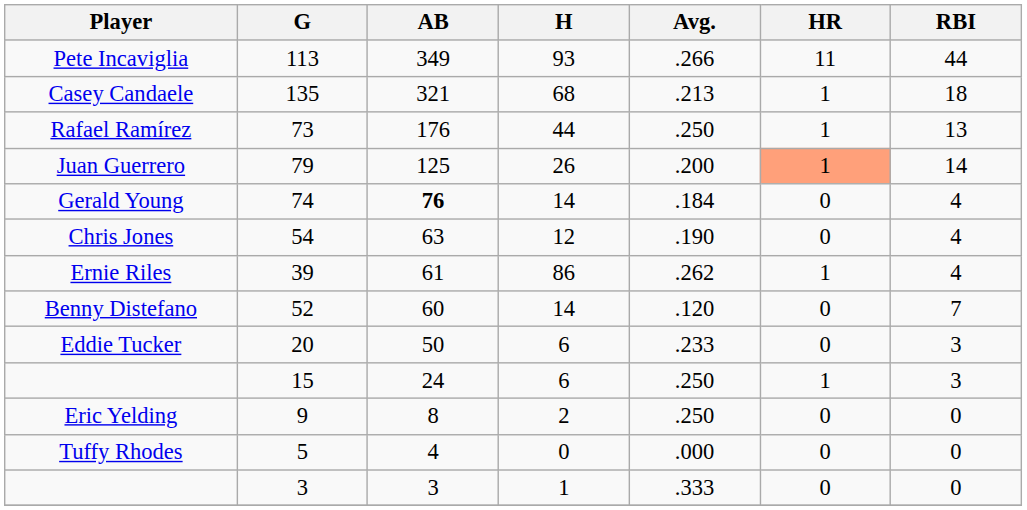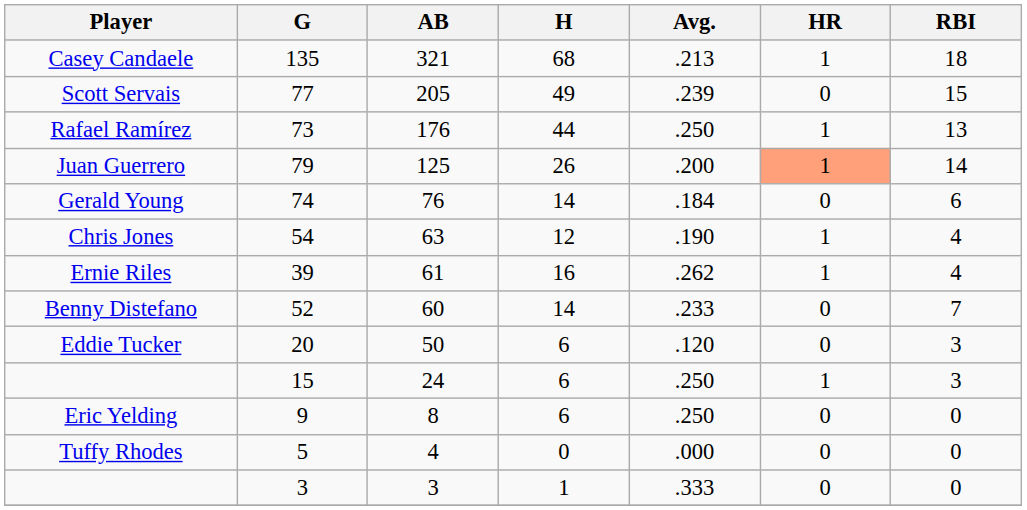- row: (121, 58)
+ row: (121, 93)
(433, 201) bold -> (433, 201) normal
(956, 201) 4 -> (956, 201) 6
(825, 237) 0 -> (825, 237) 1
(564, 272) 86 -> (564, 272) 16
(694, 308) .120 -> (694, 308) .233
(694, 344) .233 -> (694, 344) .120
(564, 415) 2 -> (564, 415) 6
